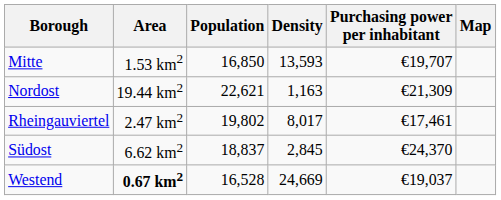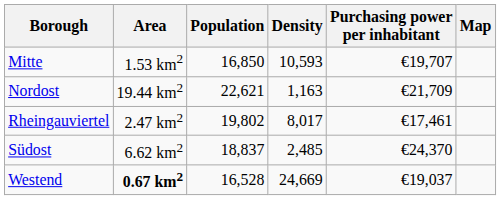(301, 62) 13,593 -> (301, 62) 10,593
(427, 91) €21,309 -> (427, 91) €21,709
(305, 150) 2,845 -> (305, 150) 2,485
